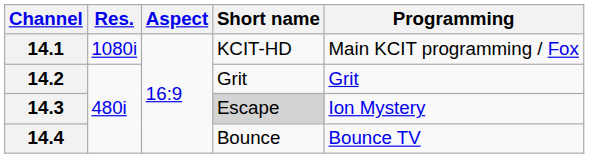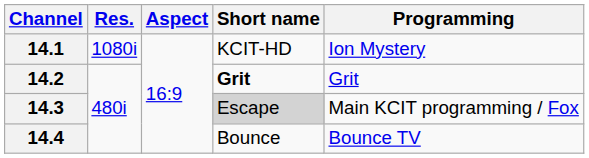(454, 49) Main KCIT programming / Fox -> (377, 49) Ion Mystery
(232, 78) normal -> (234, 78) bold
(377, 108) Ion Mystery -> (454, 108) Main KCIT programming / Fox
